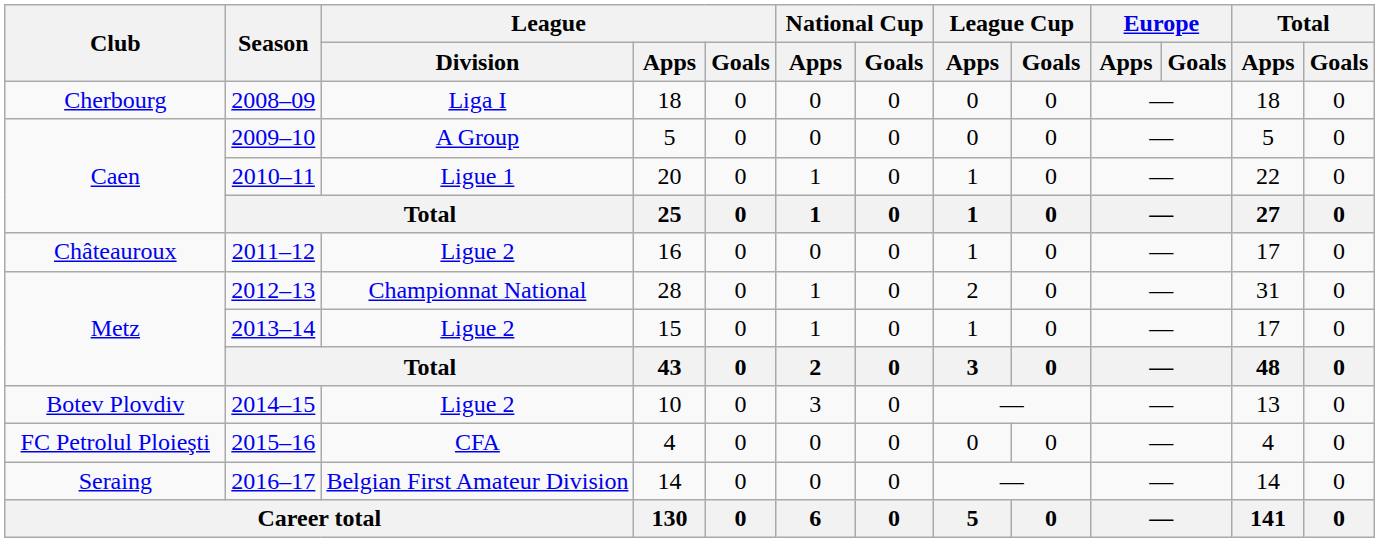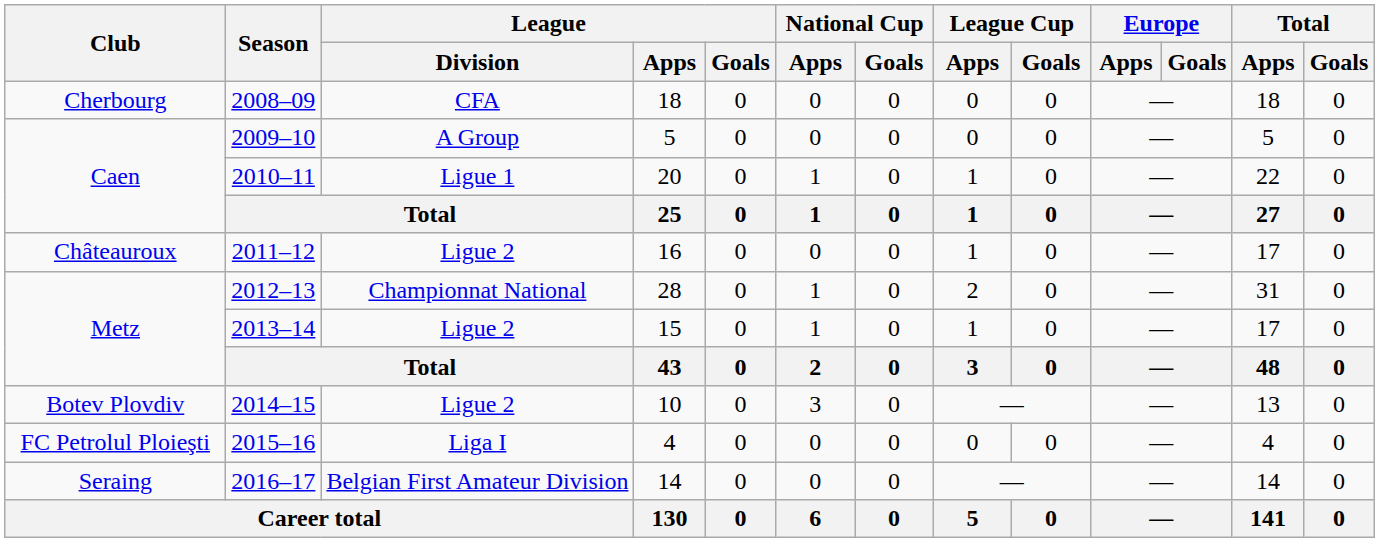(477, 99) Liga I -> (477, 99) CFA
(477, 442) CFA -> (477, 442) Liga I
